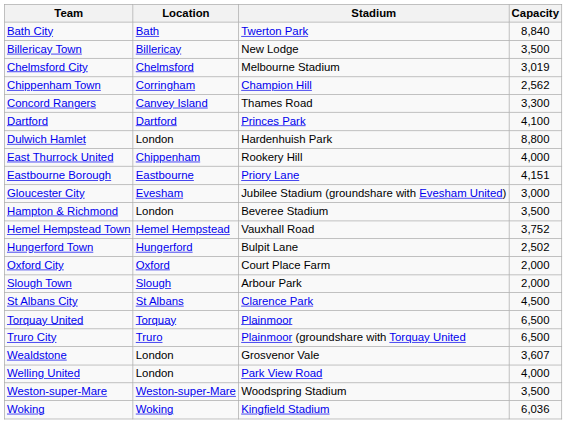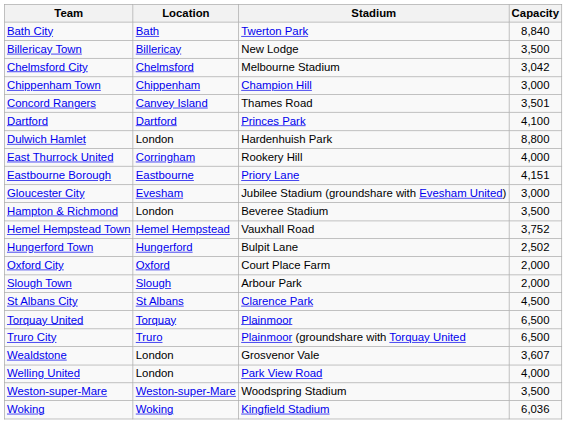(535, 67) 3,019 -> (535, 67) 3,042
(165, 85) Corringham -> (168, 85) Chippenham
(535, 85) 2,562 -> (535, 85) 3,000
(535, 103) 3,300 -> (535, 103) 3,501
(168, 157) Chippenham -> (165, 157) Corringham
